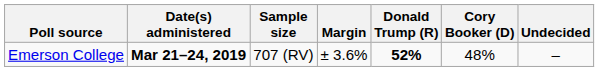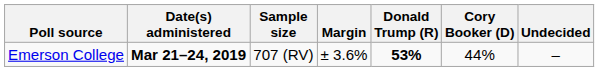(406, 55) 52% -> (406, 55) 53%
(480, 55) 48% -> (480, 55) 44%
